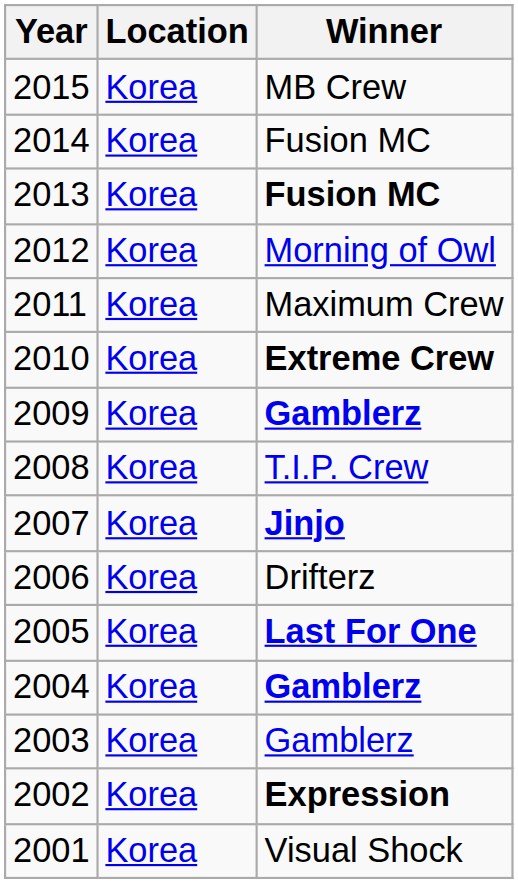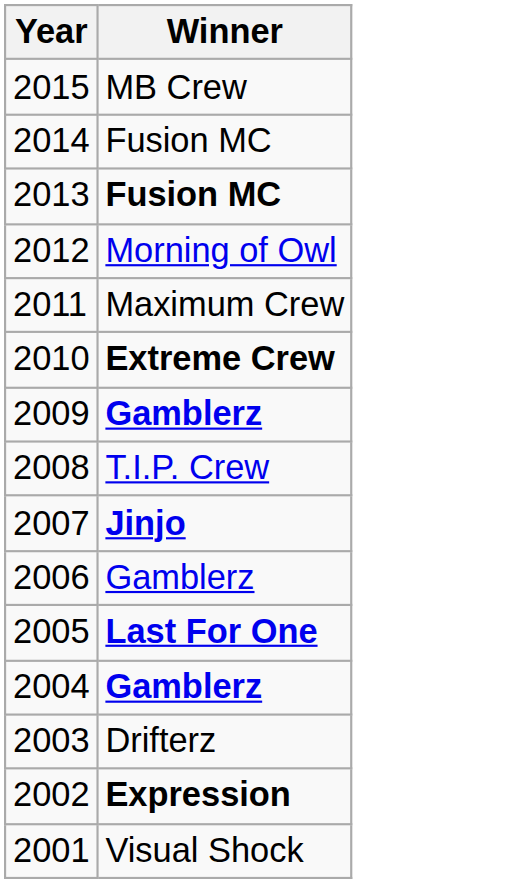- column: (177, 31)
(320, 577) Drifterz -> (180, 577) Gamblerz
(339, 741) Gamblerz -> (161, 741) Drifterz
